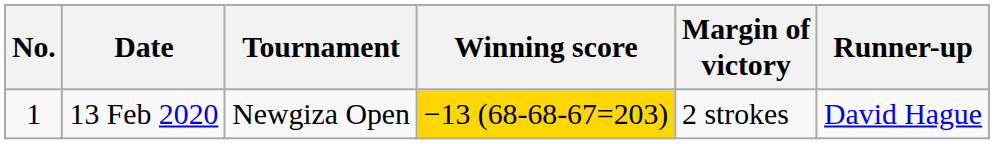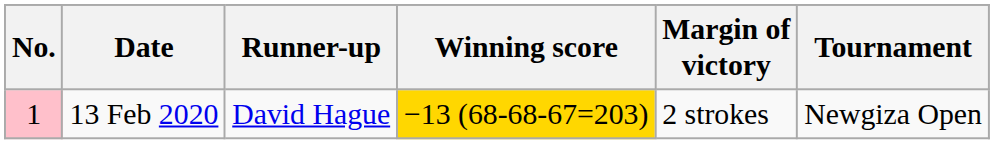columns swapped: (321, 46) <-> (903, 46)
(34, 113) no background -> (34, 113) pink background
